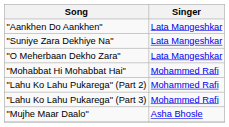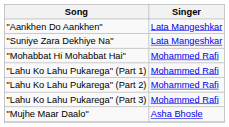- row: (64, 56)
+ row: (76, 71)
